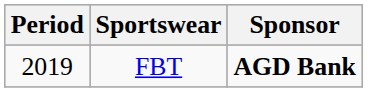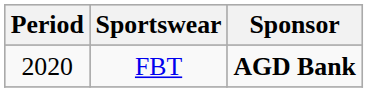(47, 65) 2019 -> (47, 65) 2020
